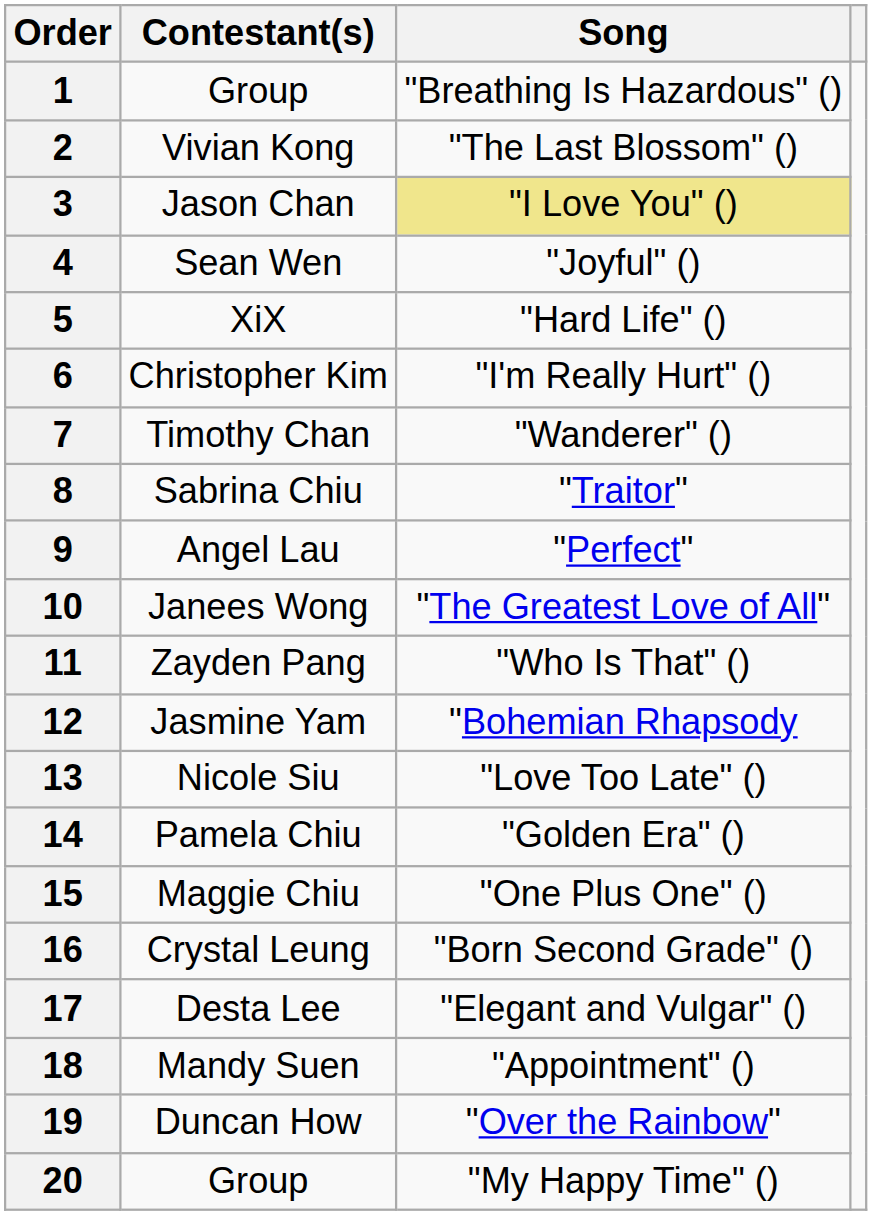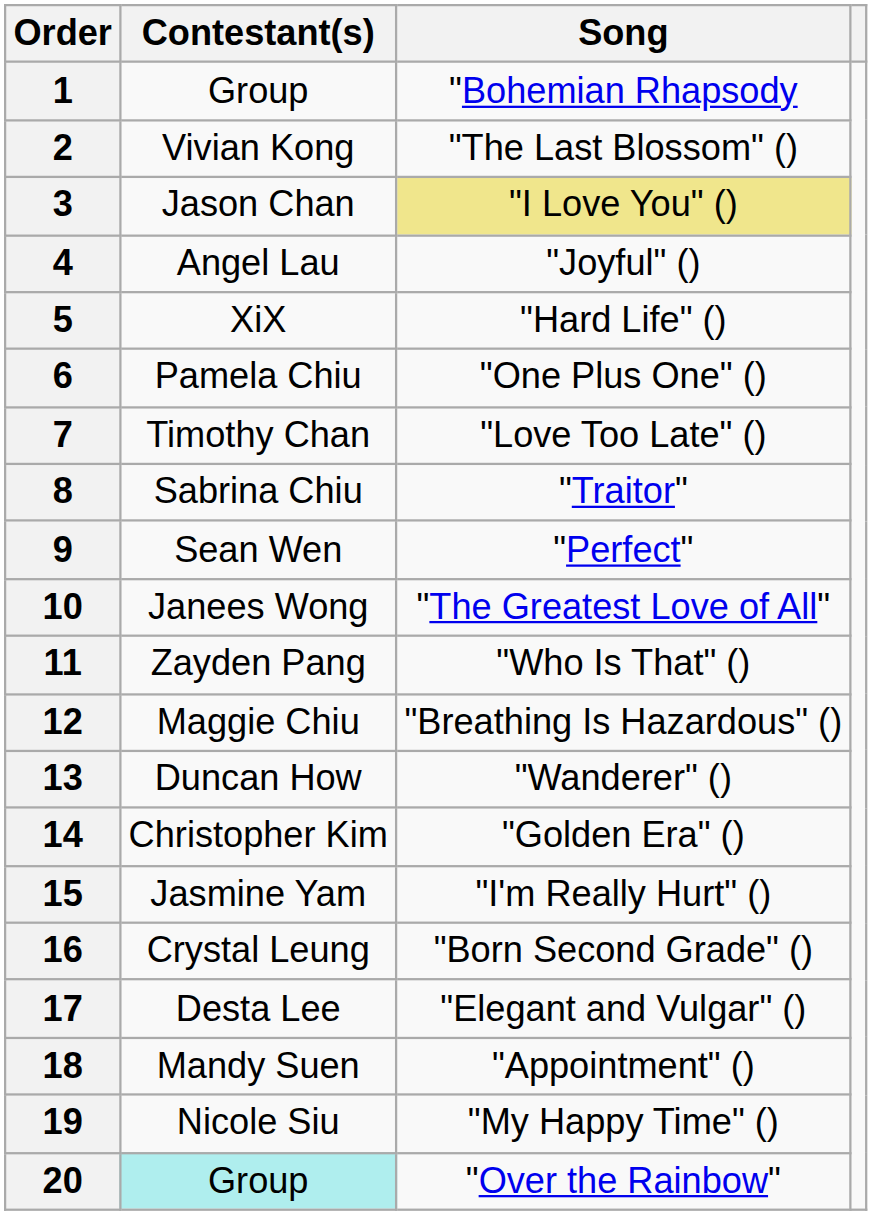(623, 90) "Breathing Is Hazardous" () -> (623, 90) "Bohemian Rhapsody
(258, 262) Sean Wen -> (258, 262) Angel Lau
(258, 377) Christopher Kim -> (258, 377) Pamela Chiu
(623, 377) "I'm Really Hurt" () -> (623, 377) "One Plus One" ()
(623, 434) "Wanderer" () -> (623, 434) "Love Too Late" ()
(258, 549) Angel Lau -> (258, 549) Sean Wen
(258, 721) Jasmine Yam -> (258, 721) Maggie Chiu
(623, 721) "Bohemian Rhapsody -> (623, 721) "Breathing Is Hazardous" ()
(258, 778) Nicole Siu -> (258, 778) Duncan How
(623, 778) "Love Too Late" () -> (623, 778) "Wanderer" ()
(258, 836) Pamela Chiu -> (258, 836) Christopher Kim
(258, 893) Maggie Chiu -> (258, 893) Jasmine Yam
(623, 893) "One Plus One" () -> (623, 893) "I'm Really Hurt" ()
(258, 1122) Duncan How -> (258, 1122) Nicole Siu
(623, 1122) "Over the Rainbow" -> (623, 1122) "My Happy Time" ()
(258, 1180) no background -> (258, 1180) paleturquoise background
(623, 1180) "My Happy Time" () -> (623, 1180) "Over the Rainbow"
